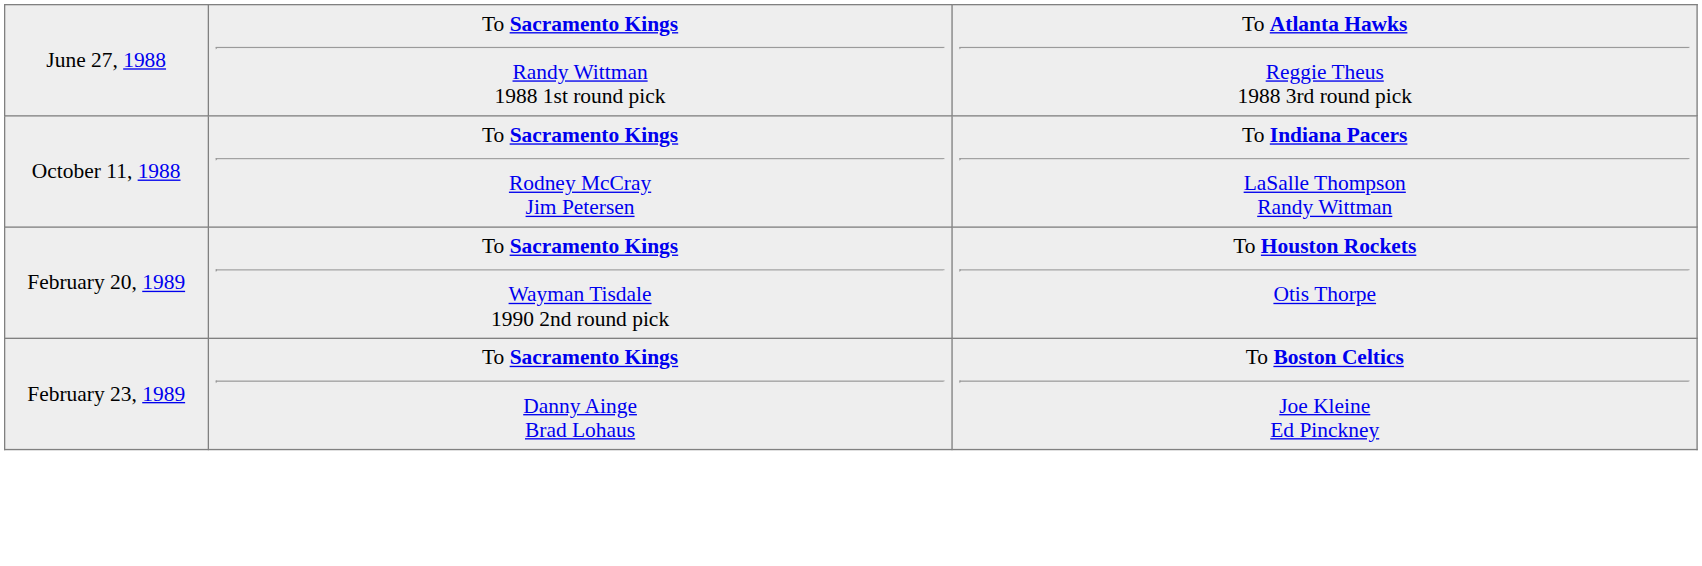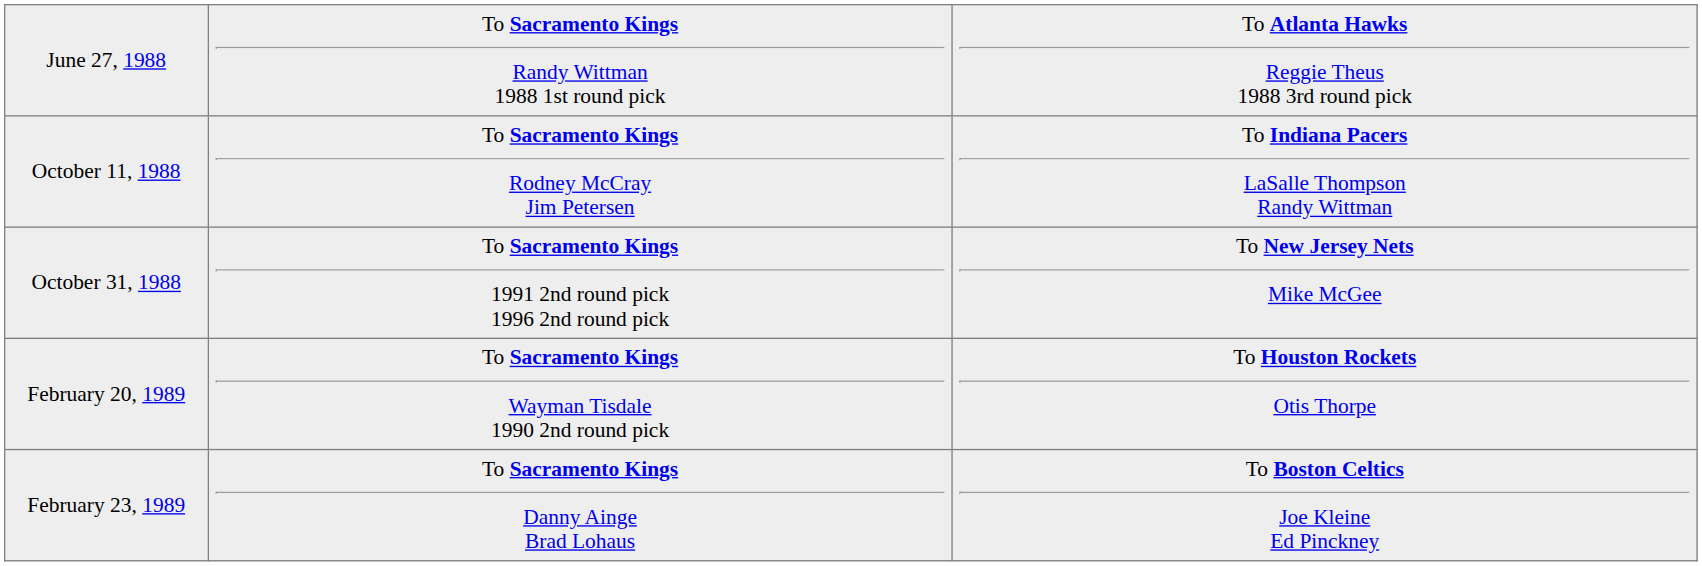+ row: (106, 282)
